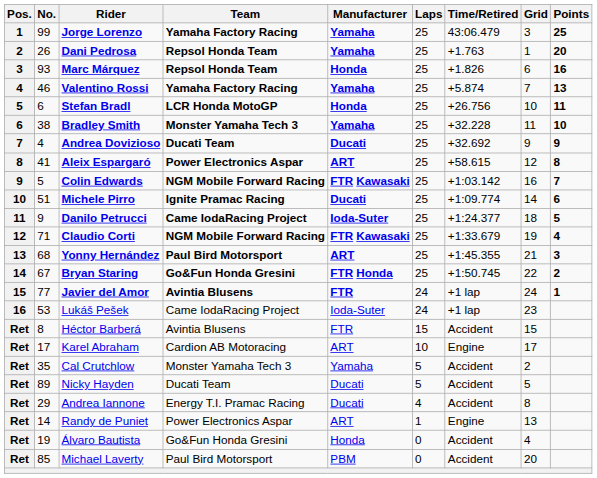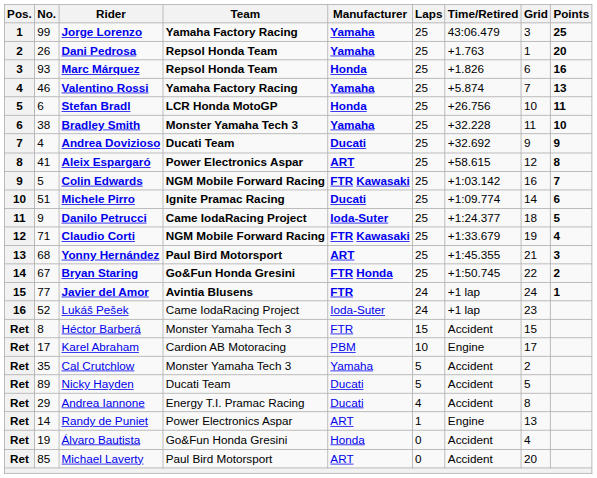(44, 310) 53 -> (44, 310) 52
(206, 329) Avintia Blusens -> (228, 329) Monster Yamaha Tech 3
(342, 347) ART -> (343, 347) PBM
(343, 459) PBM -> (342, 459) ART
